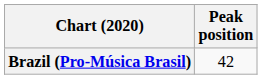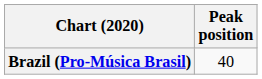(226, 61) 42 -> (226, 61) 40
